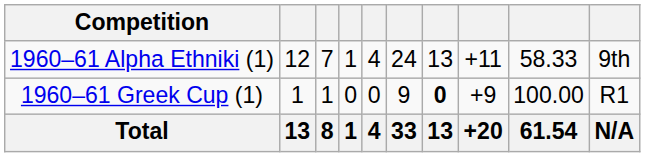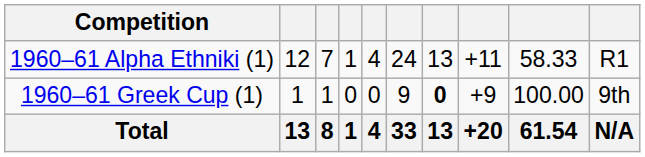(614, 59) 9th -> (614, 59) R1
(614, 95) R1 -> (614, 95) 9th
